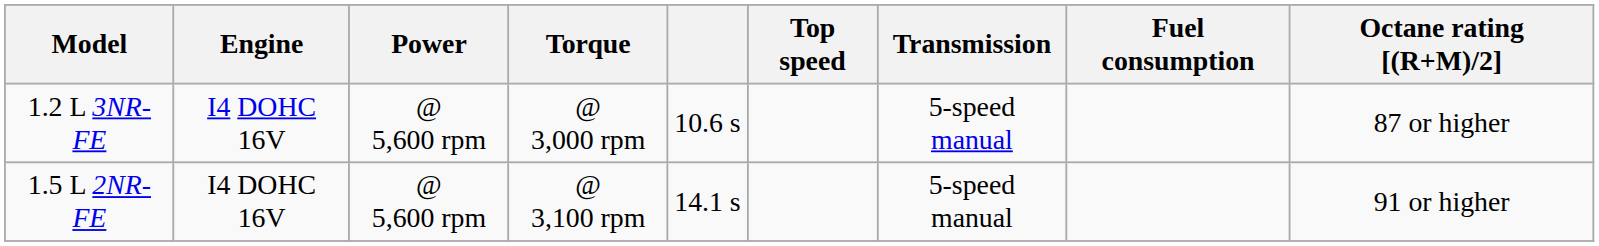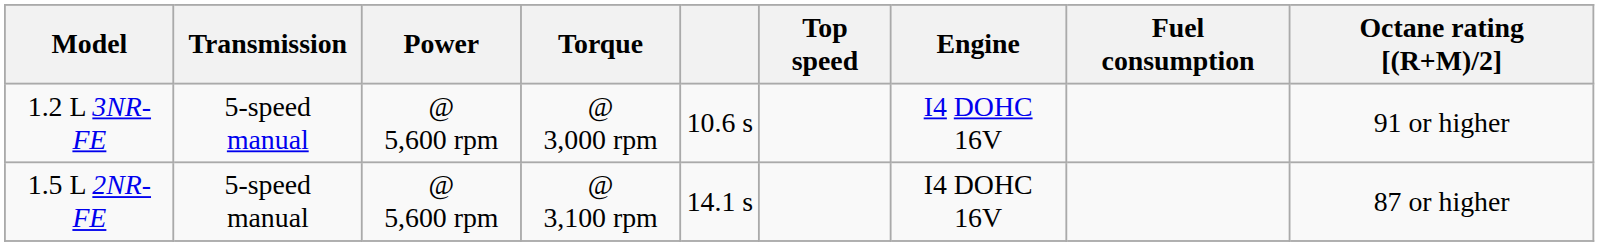columns swapped: (262, 44) <-> (972, 44)
(1442, 122) 87 or higher -> (1442, 122) 91 or higher
(1442, 201) 91 or higher -> (1442, 201) 87 or higher
